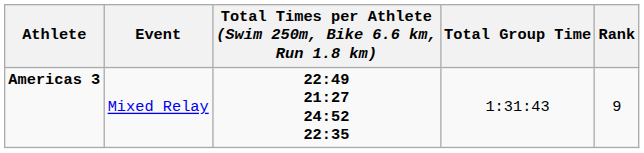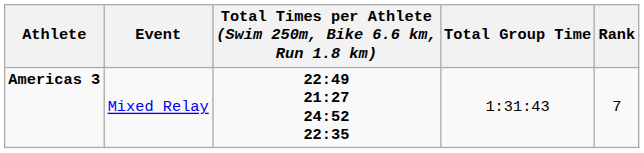(617, 107) 9 -> (617, 107) 7
